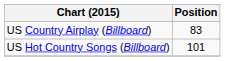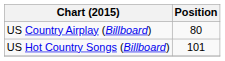(196, 30) 83 -> (196, 30) 80
